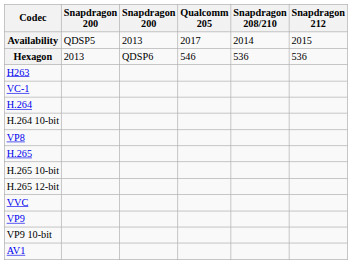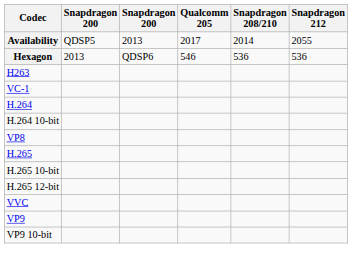(302, 40) 2015 -> (302, 40) 2055
- row: (16, 251)
